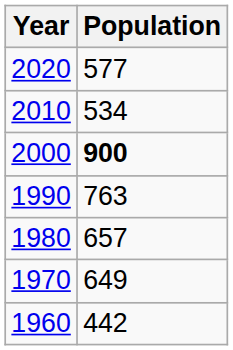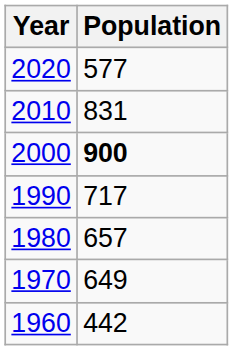(105, 111) 534 -> (105, 111) 831
(105, 195) 763 -> (105, 195) 717
